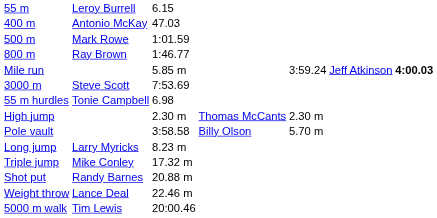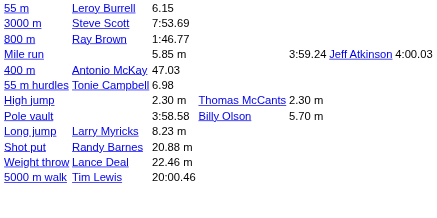rows swapped: (20, 23) <-> (23, 85)
- row: (20, 39)
(414, 70) bold -> (414, 54) normal
- row: (32, 162)
